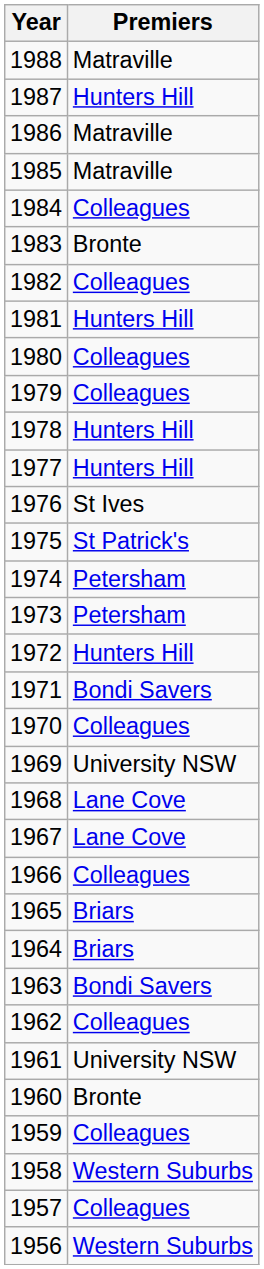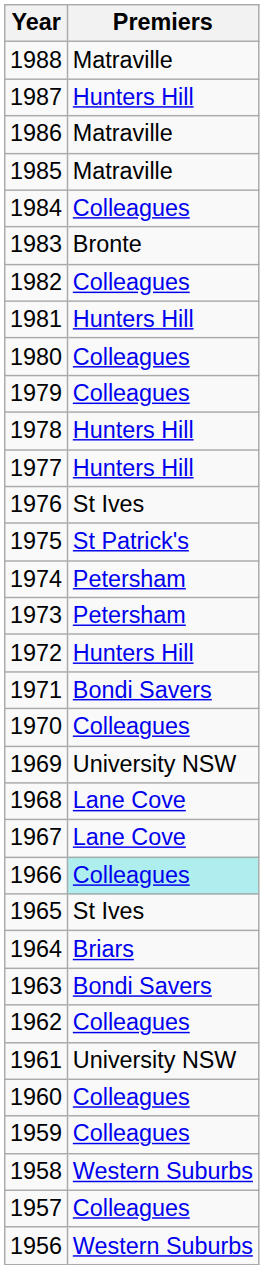(131, 875) no background -> (131, 875) paleturquoise background
(103, 912) Briars -> (109, 912) St Ives
(107, 1097) Bronte -> (131, 1097) Colleagues
